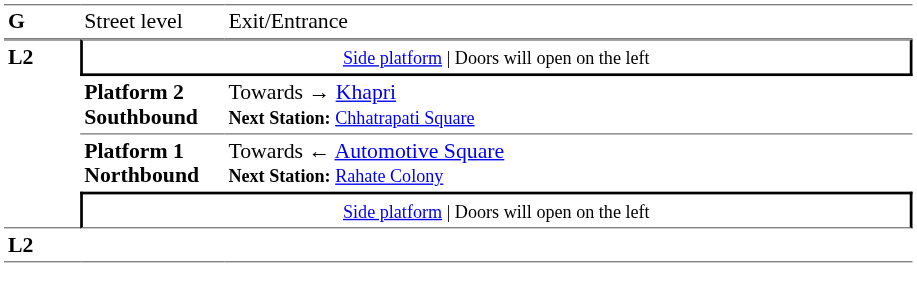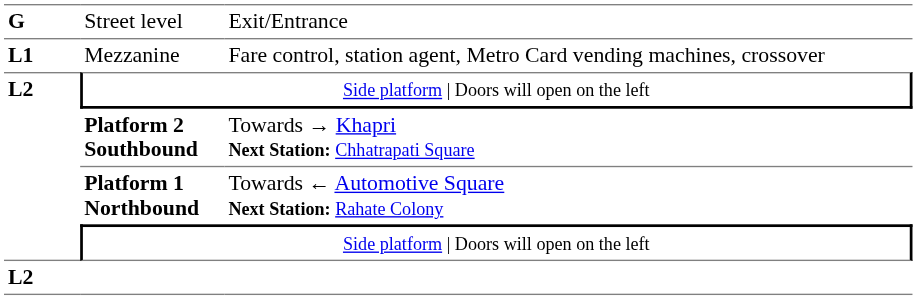+ row: (132, 55)
